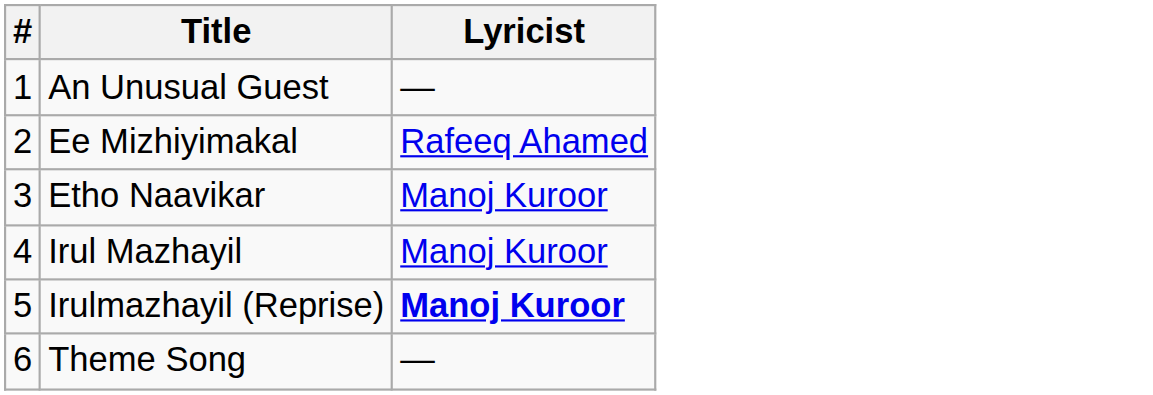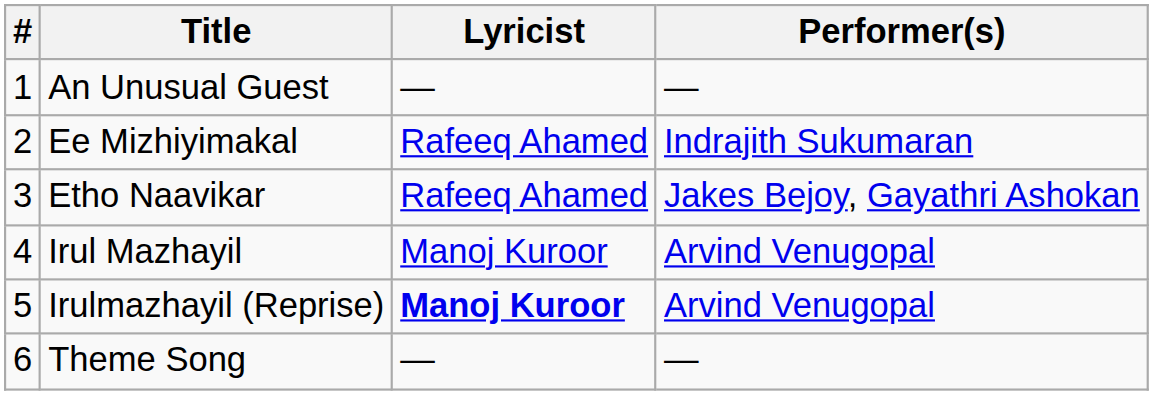+ column: (902, 31)
(504, 196) Manoj Kuroor -> (524, 196) Rafeeq Ahamed
